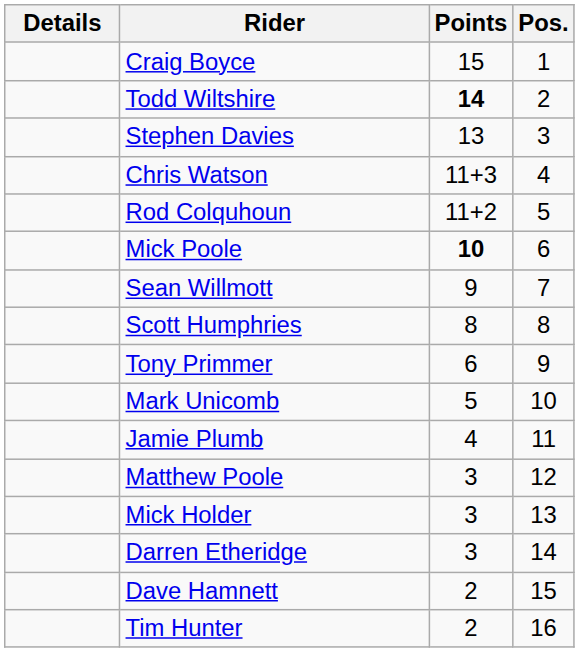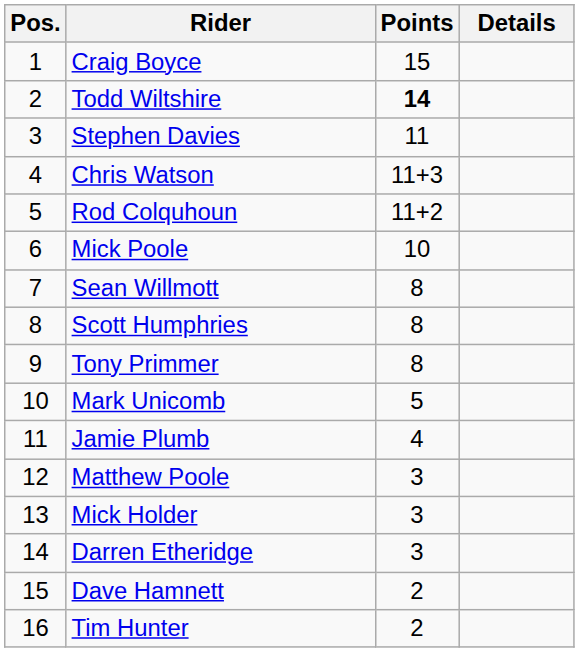columns swapped: (544, 23) <-> (62, 23)
(471, 136) 13 -> (417, 136) 11
(471, 250) bold -> (417, 250) normal
(471, 288) 9 -> (417, 288) 8
(471, 363) 6 -> (417, 363) 8
